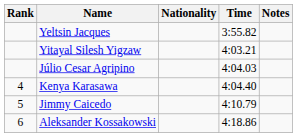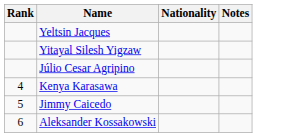- column: (239, 13)
